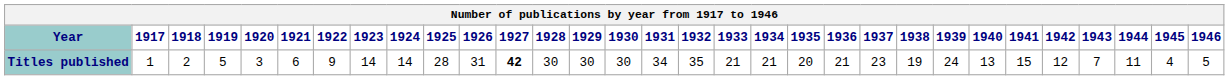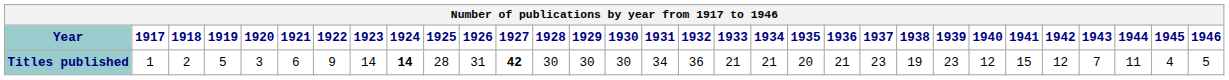(405, 62) normal -> (405, 62) bold
(696, 62) 35 -> (696, 62) 36
(951, 62) 24 -> (951, 62) 23
(988, 62) 13 -> (988, 62) 12
